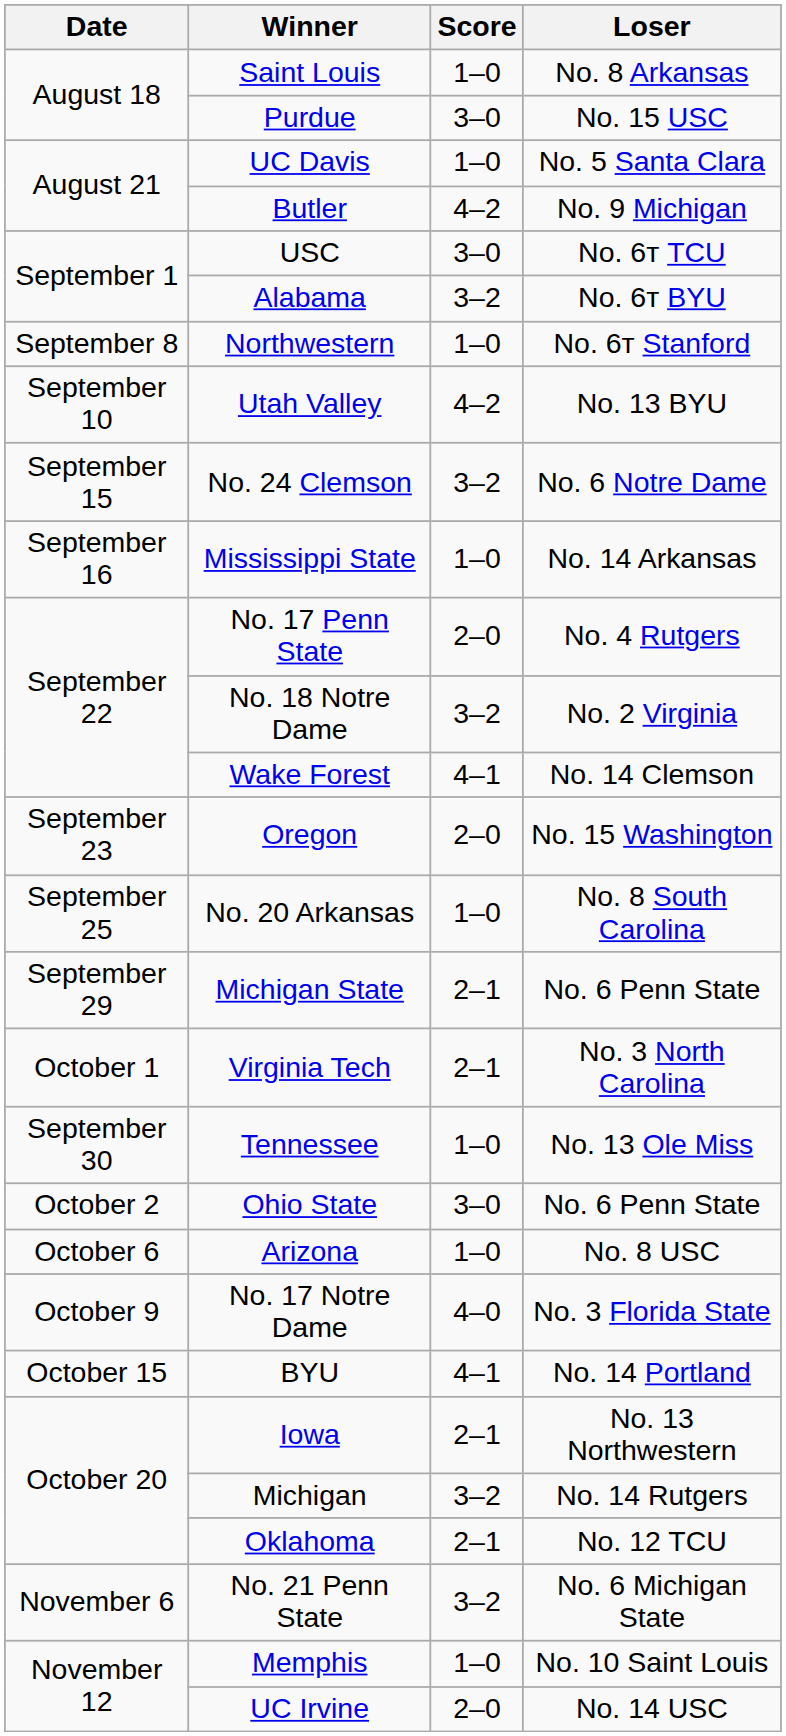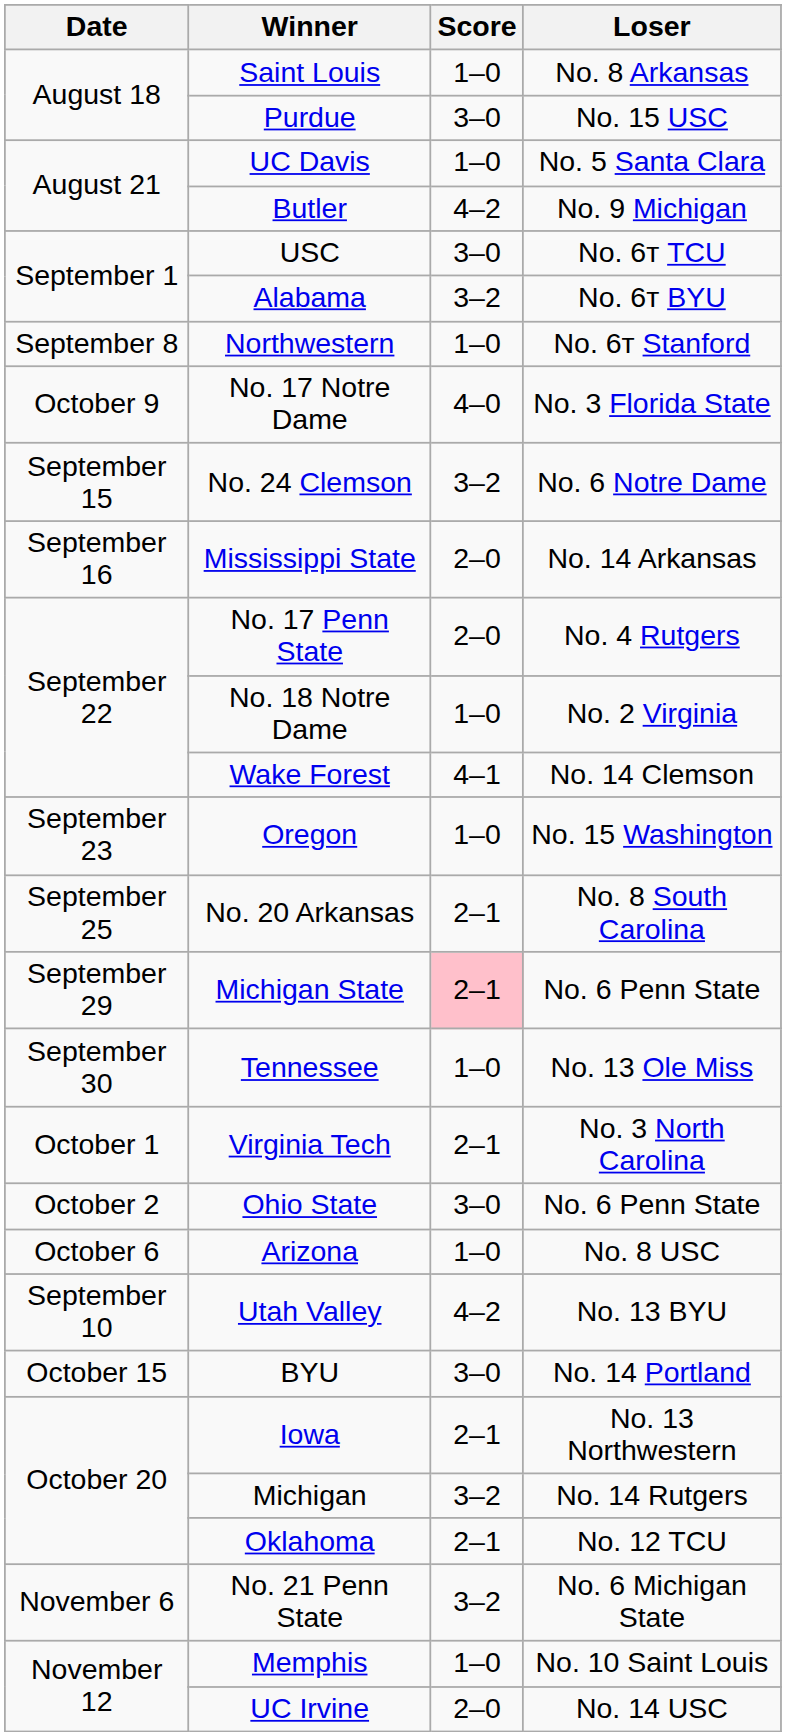rows swapped: (310, 404) <-> (310, 1312)
(477, 558) 1–0 -> (477, 558) 2–0
(477, 713) 3–2 -> (477, 713) 1–0
(477, 835) 2–0 -> (477, 835) 1–0
(477, 912) 1–0 -> (477, 912) 2–1
(477, 990) no background -> (477, 990) pink background
rows swapped: (310, 1144) <-> (310, 1067)
(477, 1373) 4–1 -> (477, 1373) 3–0
